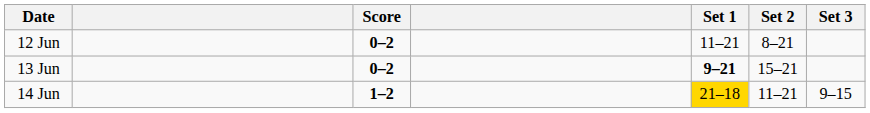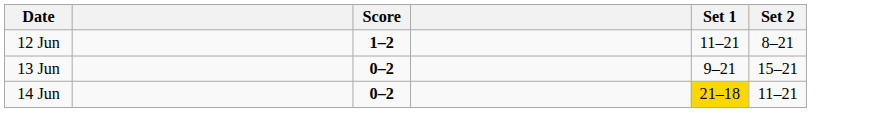- column: (836, 17)
(382, 42) 0–2 -> (382, 42) 1–2
(720, 68) bold -> (720, 68) normal
(382, 94) 1–2 -> (382, 94) 0–2
